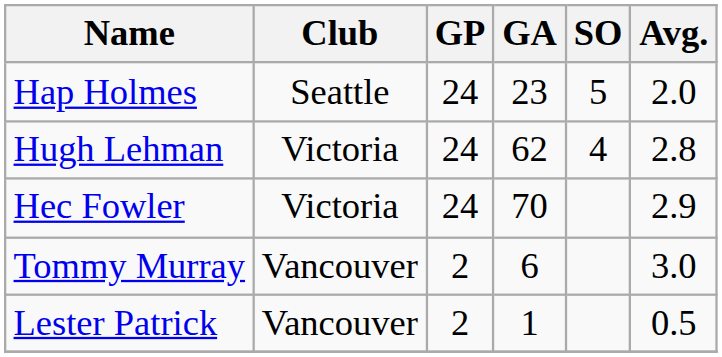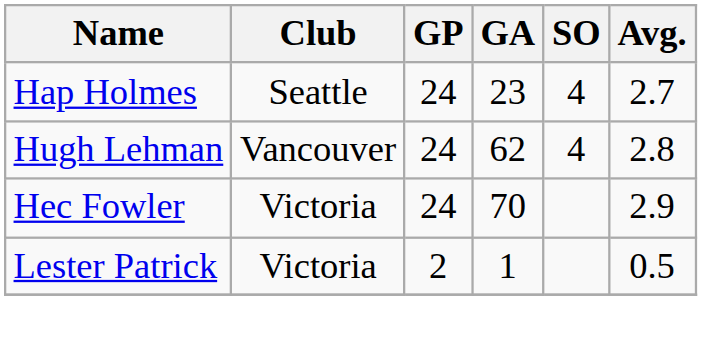(598, 91) 5 -> (576, 91) 4
(674, 91) 2.0 -> (652, 91) 2.7
(340, 149) Victoria -> (318, 149) Vancouver
- row: (129, 264)
(340, 322) Vancouver -> (318, 264) Victoria
